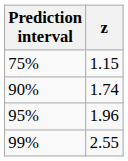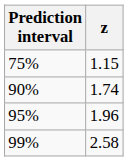(104, 142) 2.55 -> (104, 142) 2.58
